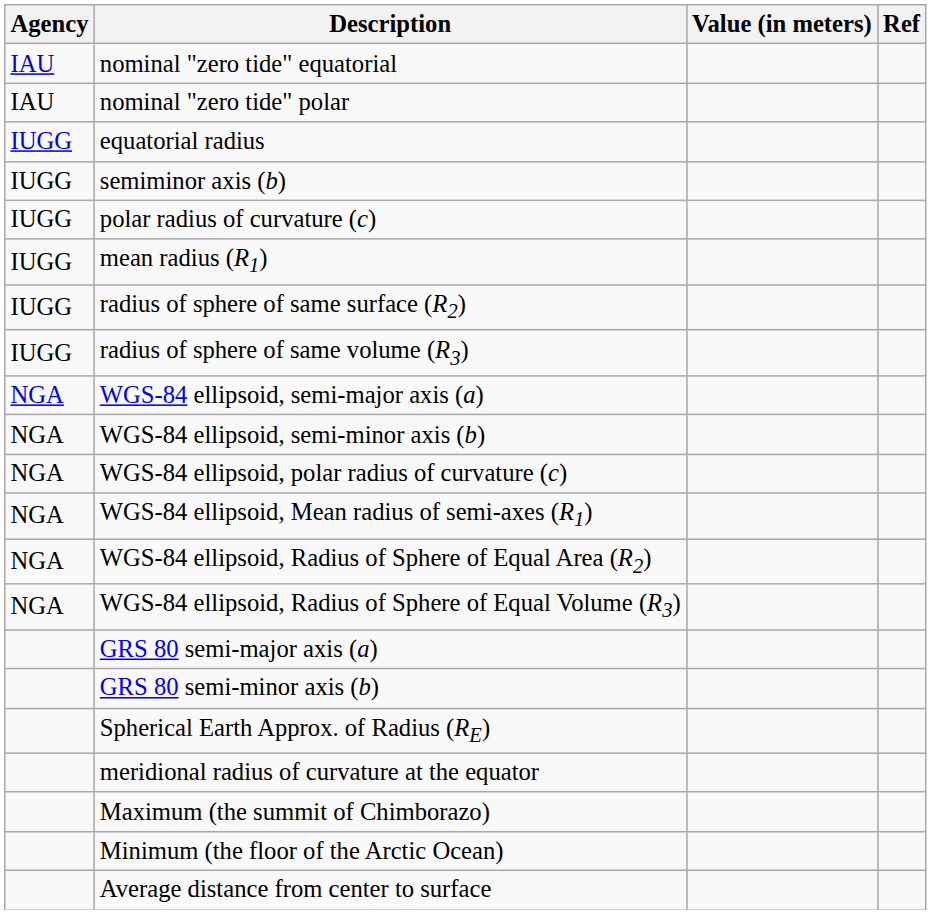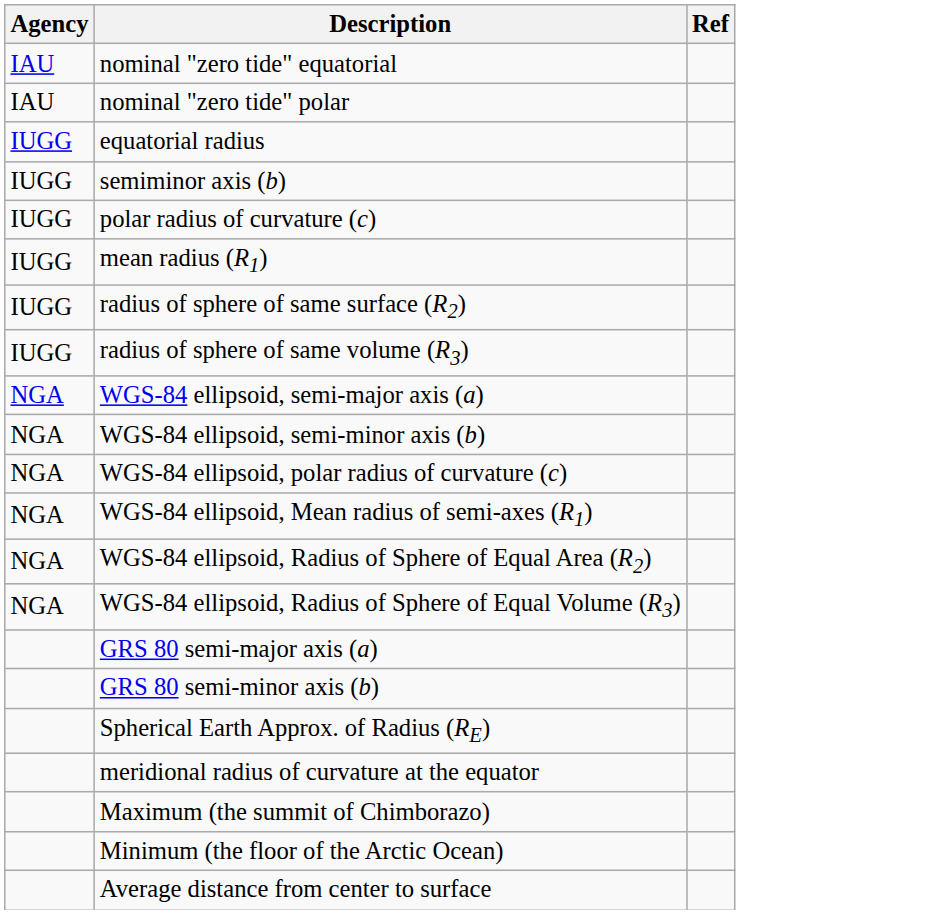- column: (782, 24)
